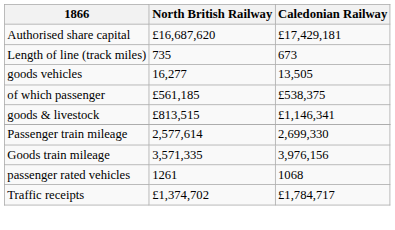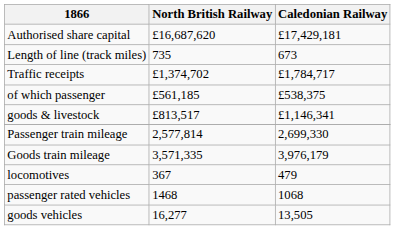rows swapped: (46, 194) <-> (45, 74)
(176, 114) £813,515 -> (176, 114) £813,517
(177, 134) 2,577,614 -> (177, 134) 2,577,814
(303, 154) 3,976,156 -> (303, 154) 3,976,179
+ row: (38, 174)
(165, 174) 1261 -> (165, 194) 1468
